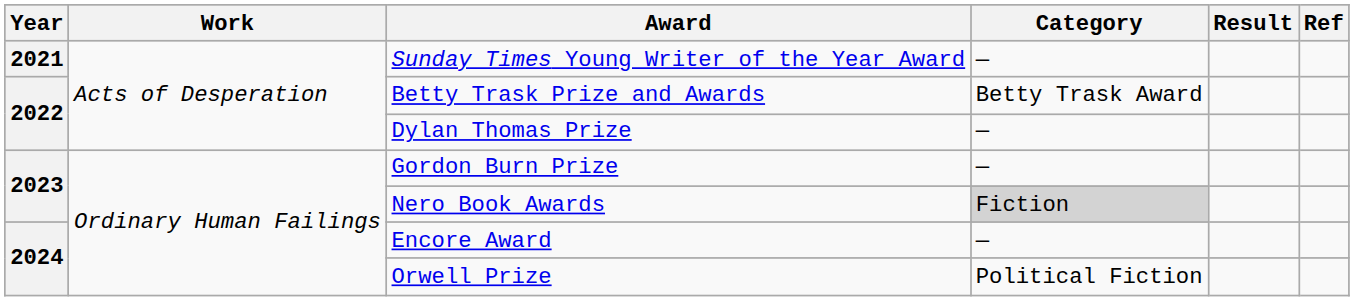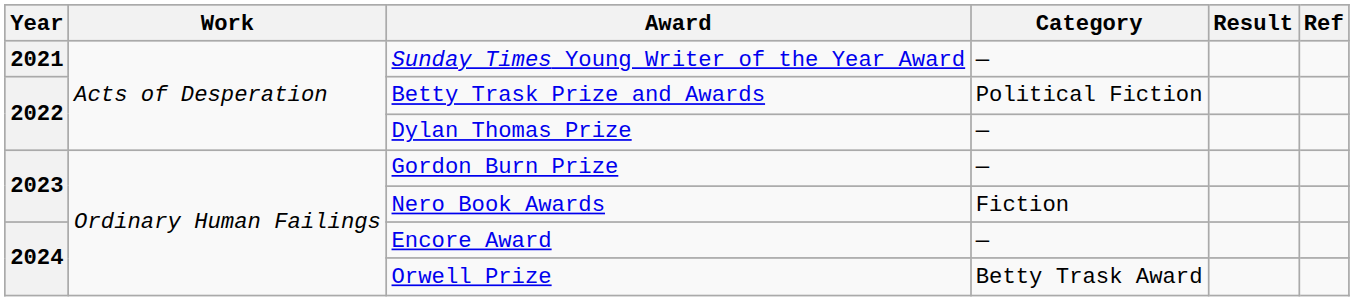(1089, 95) Betty Trask Award -> (1089, 95) Political Fiction
(1022, 204) lightgrey background -> (1022, 204) no background
(1089, 277) Political Fiction -> (1089, 277) Betty Trask Award
